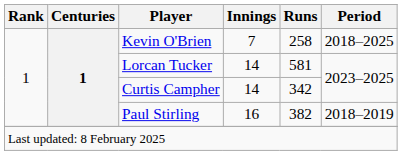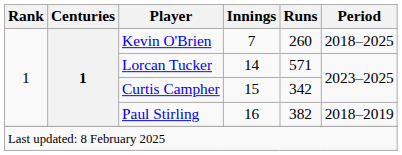(300, 41) 258 -> (300, 41) 260
(300, 65) 581 -> (300, 65) 571
(252, 89) 14 -> (252, 89) 15
